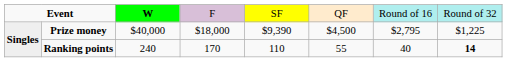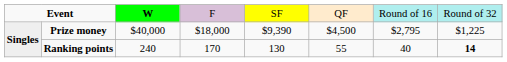(277, 48) 110 -> (277, 48) 130
